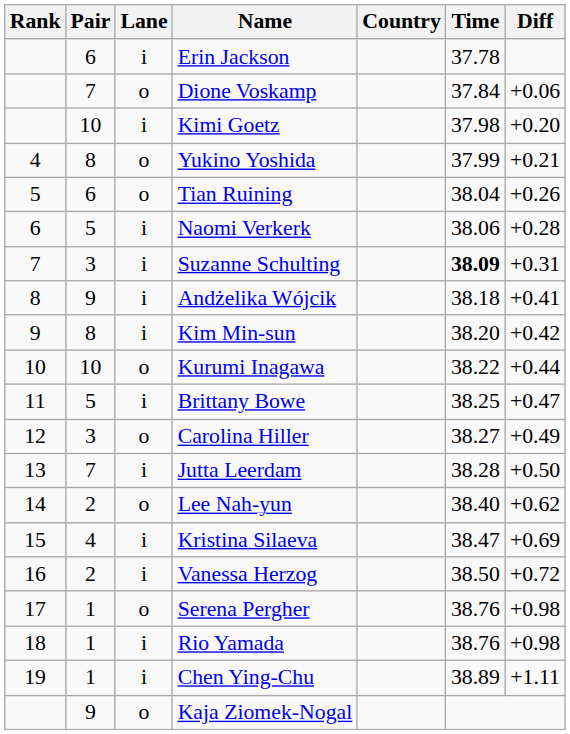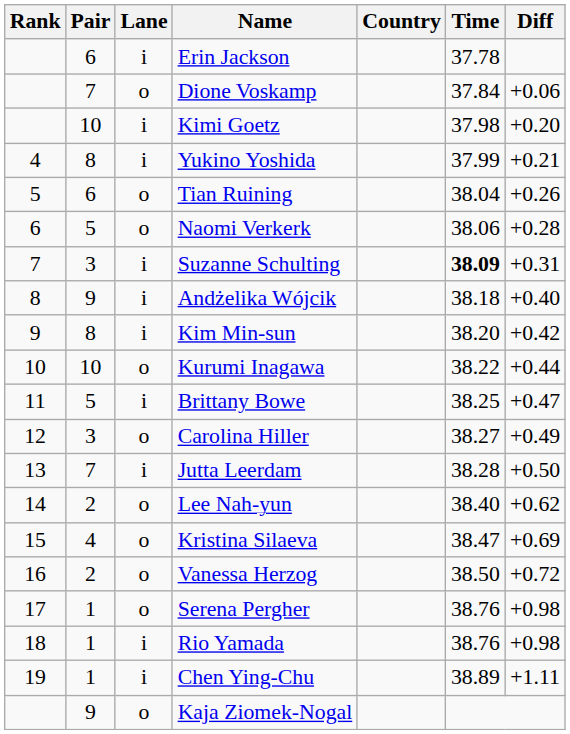(144, 159) o -> (144, 159) i
(144, 228) i -> (144, 228) o
(535, 297) +0.41 -> (535, 297) +0.40
(144, 539) i -> (144, 539) o
(144, 573) i -> (144, 573) o
